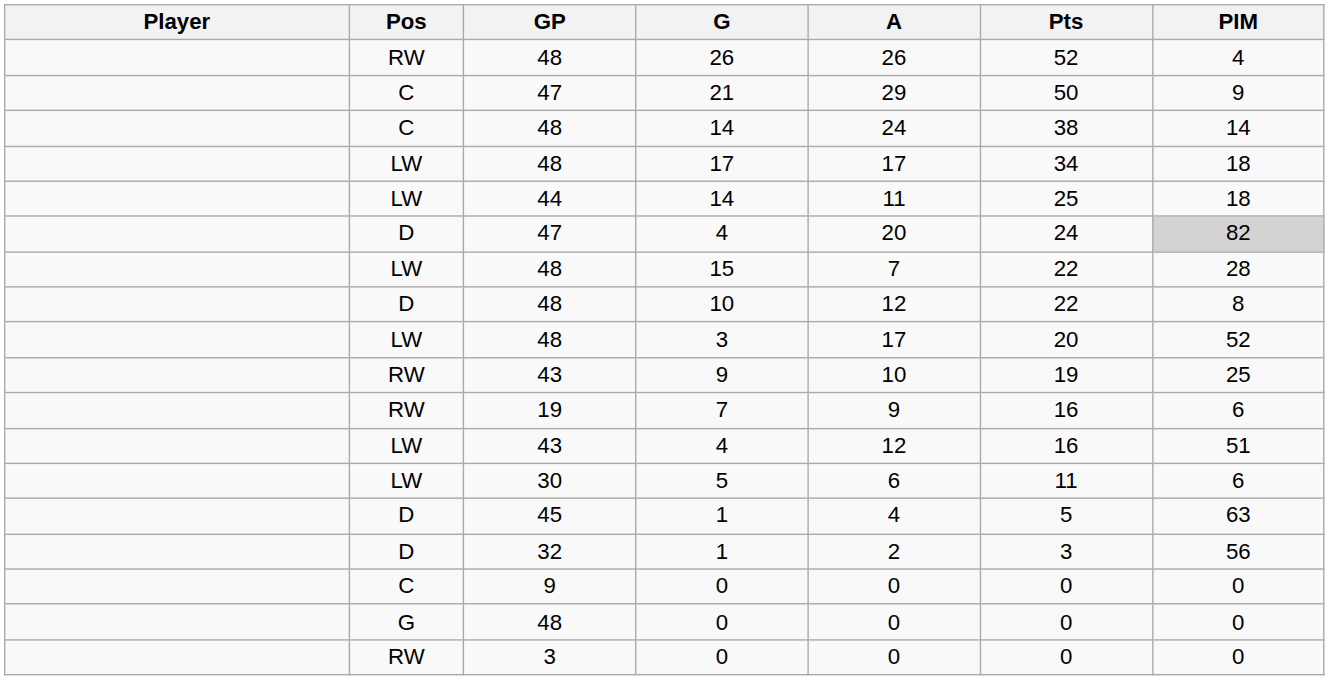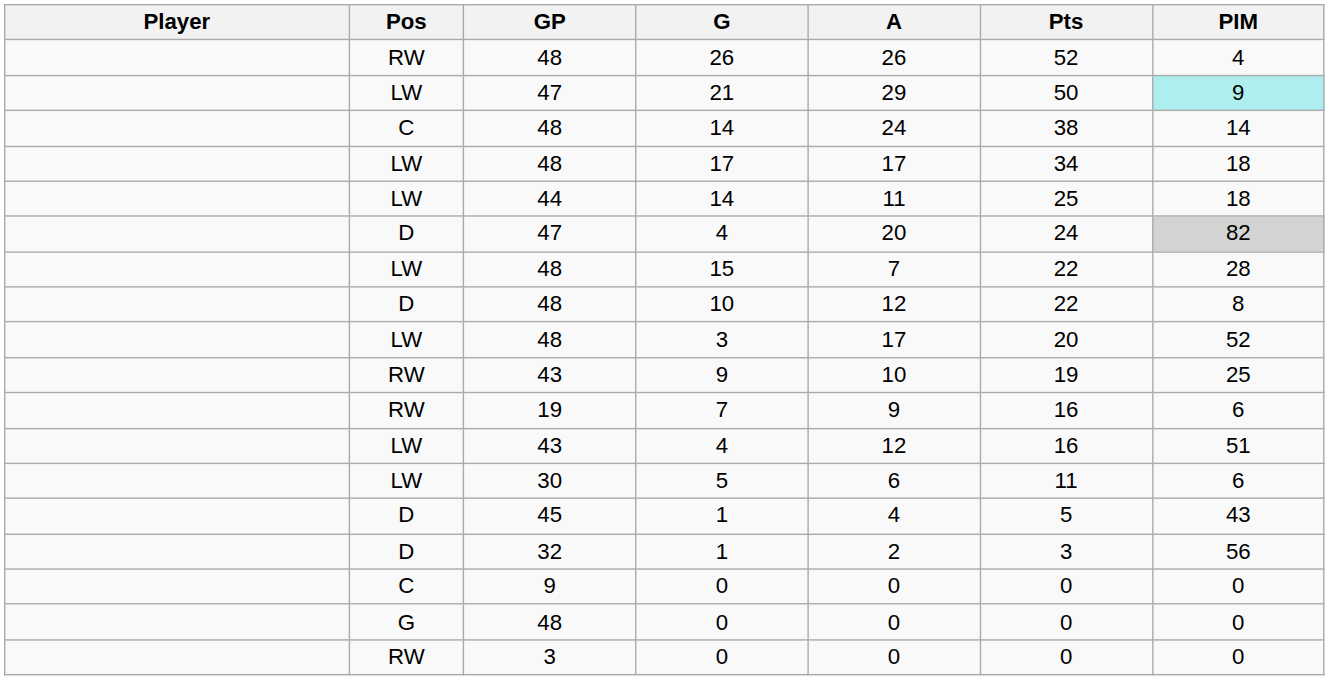(406, 92) C -> (406, 92) LW
(1238, 92) no background -> (1238, 92) paleturquoise background
(1238, 515) 63 -> (1238, 515) 43
